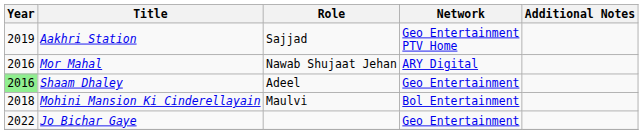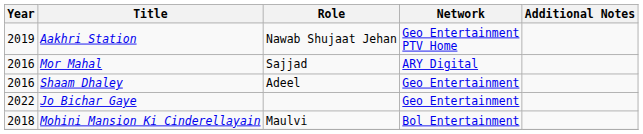(287, 39) Sajjad -> (331, 39) Nawab Shujaat Jehan
(331, 64) Nawab Shujaat Jehan -> (287, 64) Sajjad
(21, 83) lightgreen background -> (21, 83) no background
rows swapped: (150, 102) <-> (88, 120)
